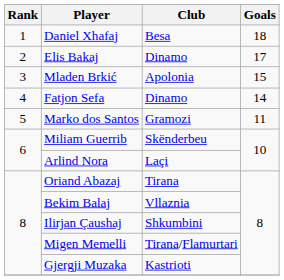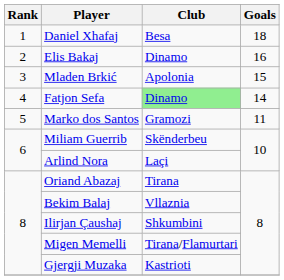(260, 56) 17 -> (260, 56) 16
(166, 98) no background -> (166, 98) lightgreen background
